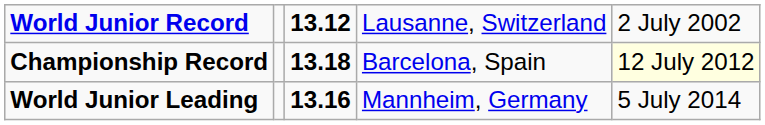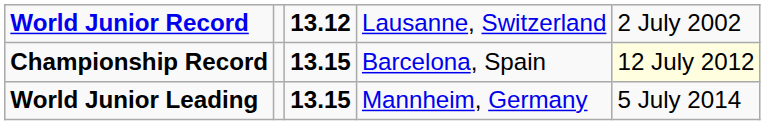(321, 61) 13.18 -> (321, 61) 13.15
(321, 100) 13.16 -> (321, 100) 13.15
